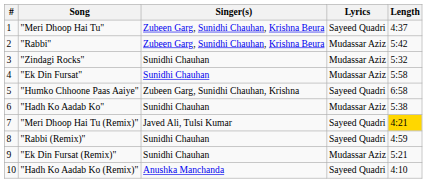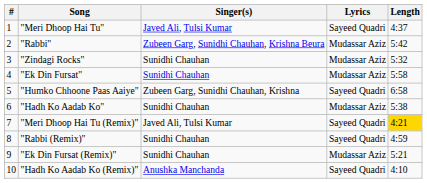(234, 28) Zubeen Garg, Sunidhi Chauhan, Krishna Beura -> (188, 28) Javed Ali, Tulsi Kumar
